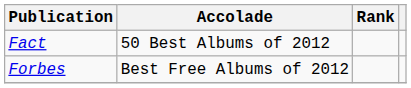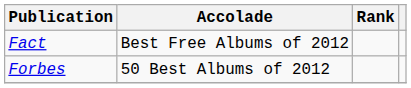(225, 43) 50 Best Albums of 2012 -> (235, 43) Best Free Albums of 2012
(235, 69) Best Free Albums of 2012 -> (225, 69) 50 Best Albums of 2012
